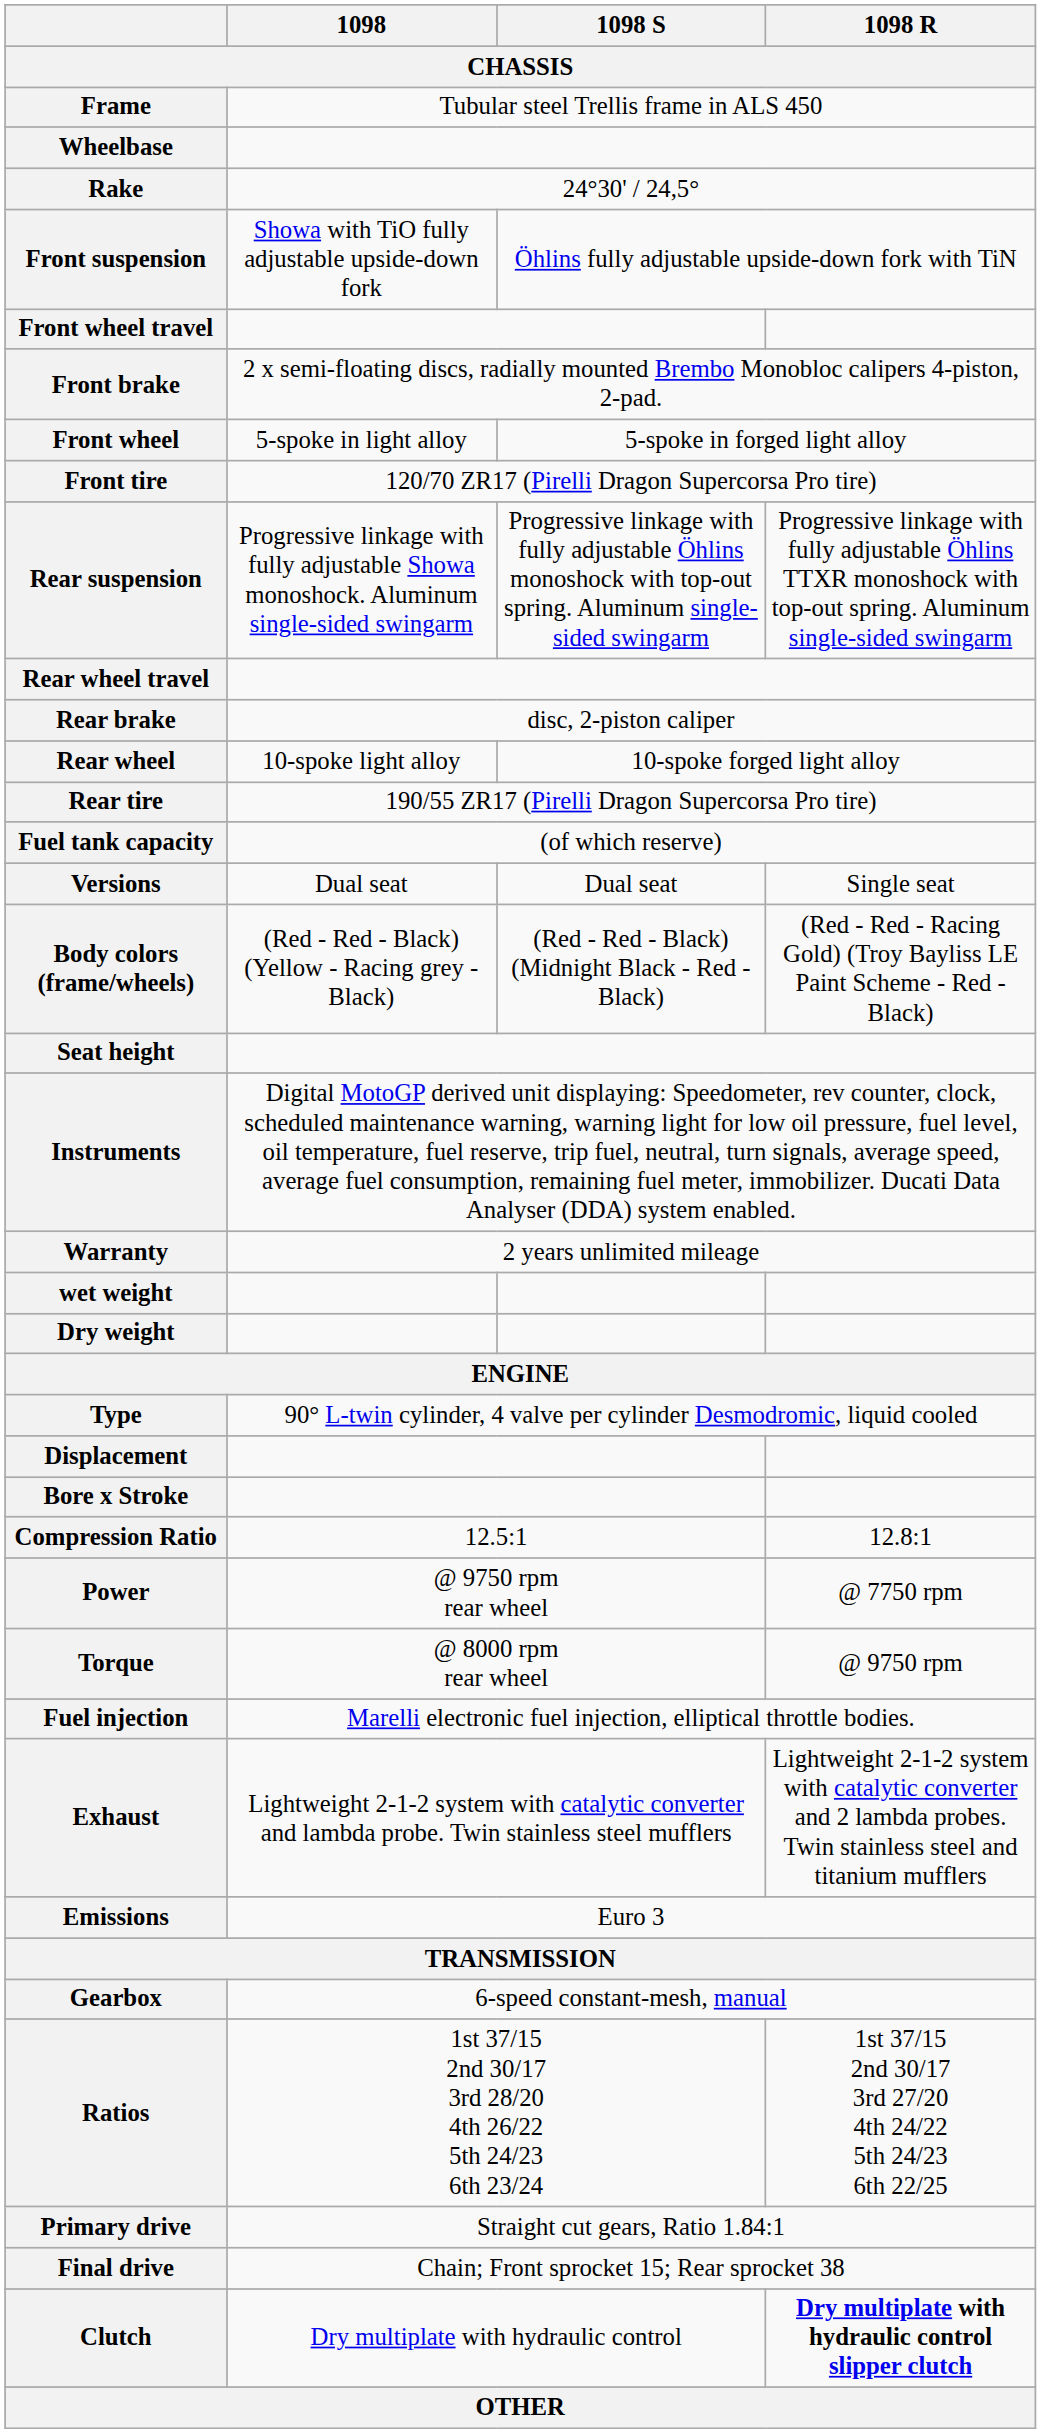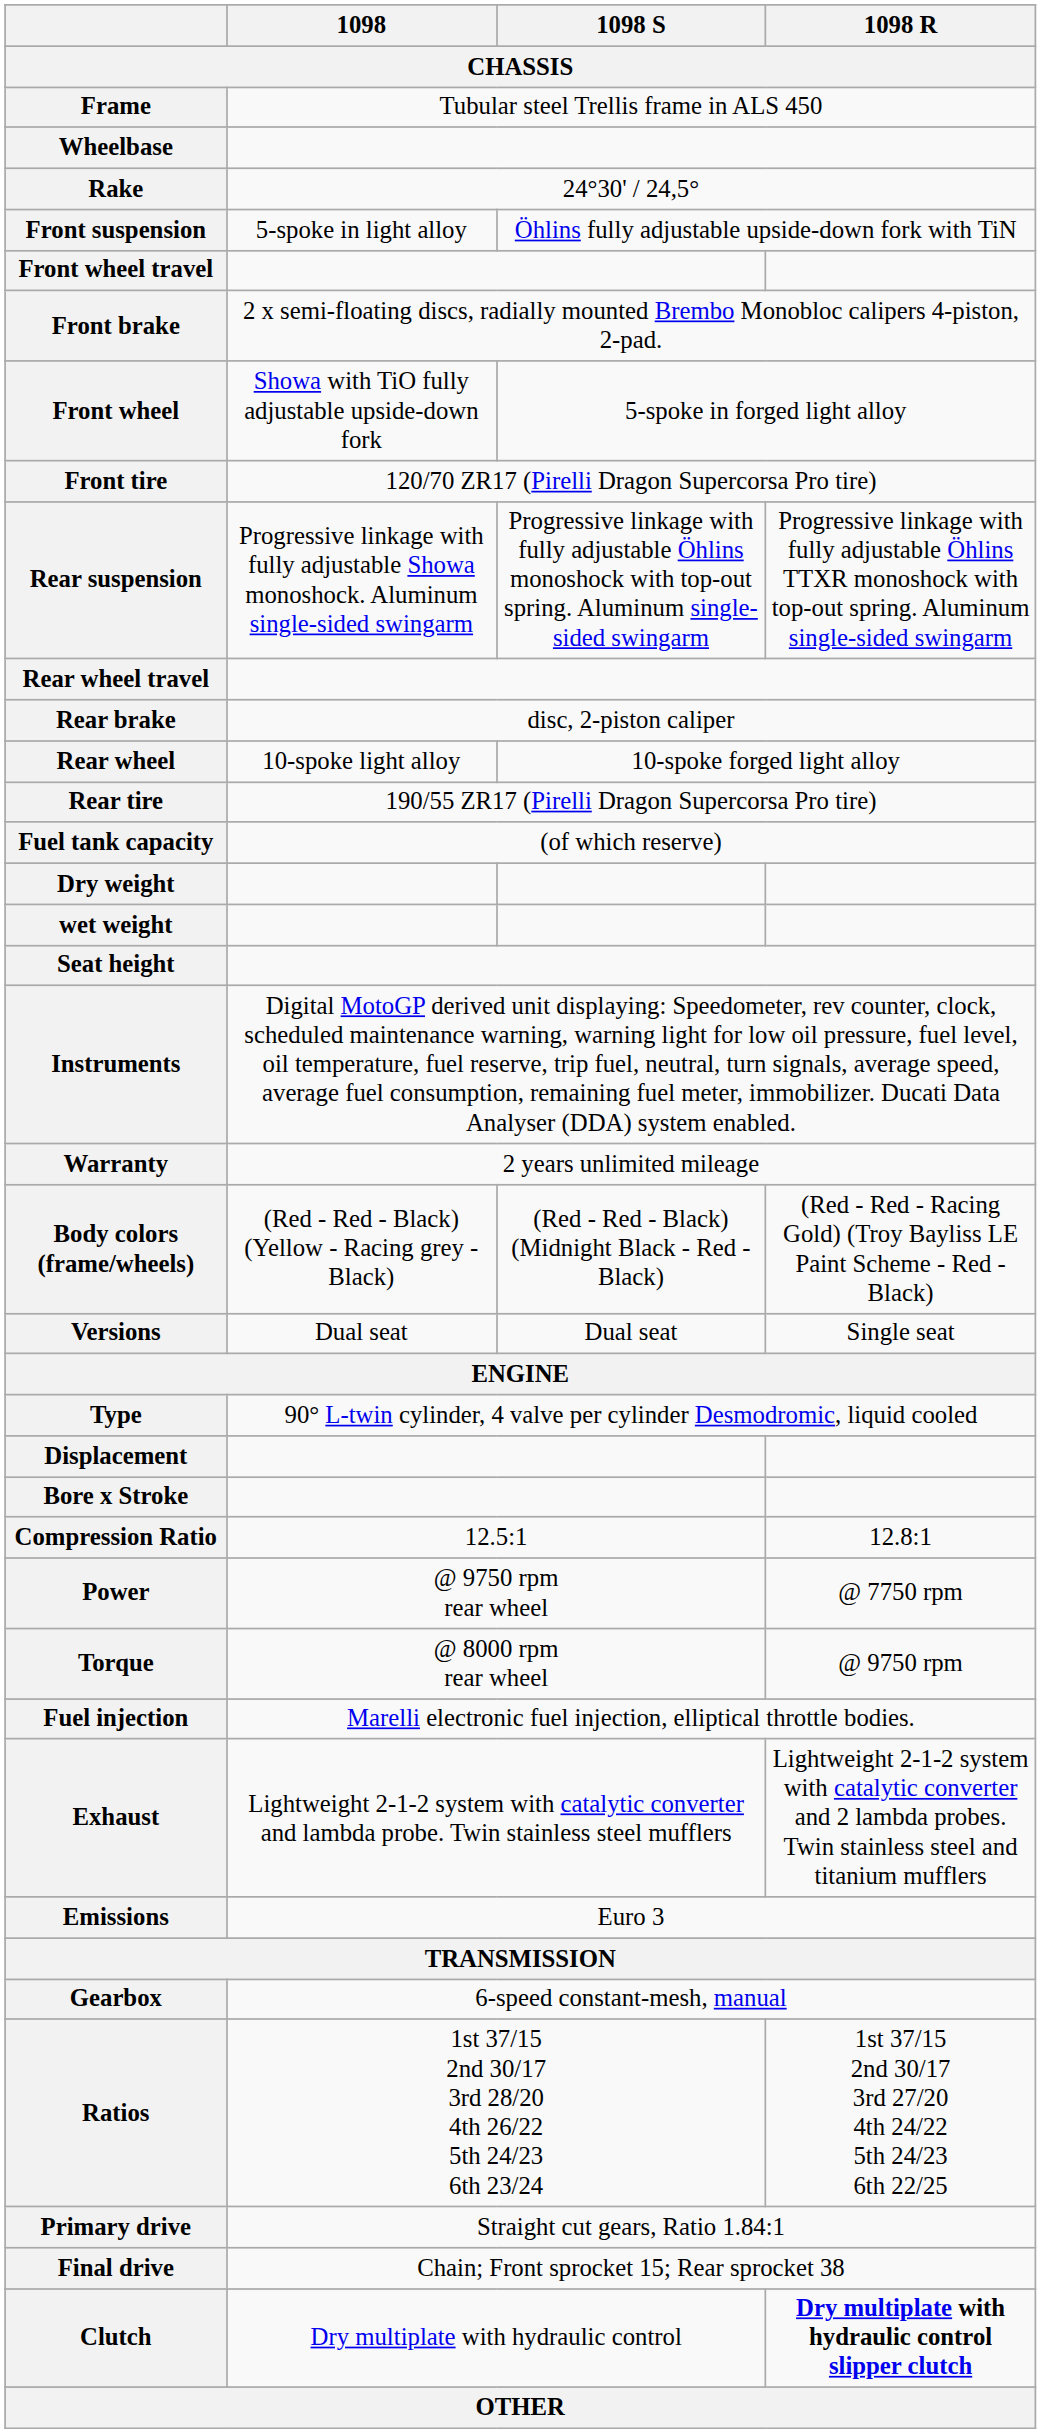(361, 258) Showa with TiO fully adjustable upside-down fork -> (361, 229) 5-spoke in light alloy
(361, 439) 5-spoke in light alloy -> (361, 410) Showa with TiO fully adjustable upside-down fork
rows swapped: (116, 1332) <-> (116, 883)
rows swapped: (116, 1292) <-> (116, 967)
